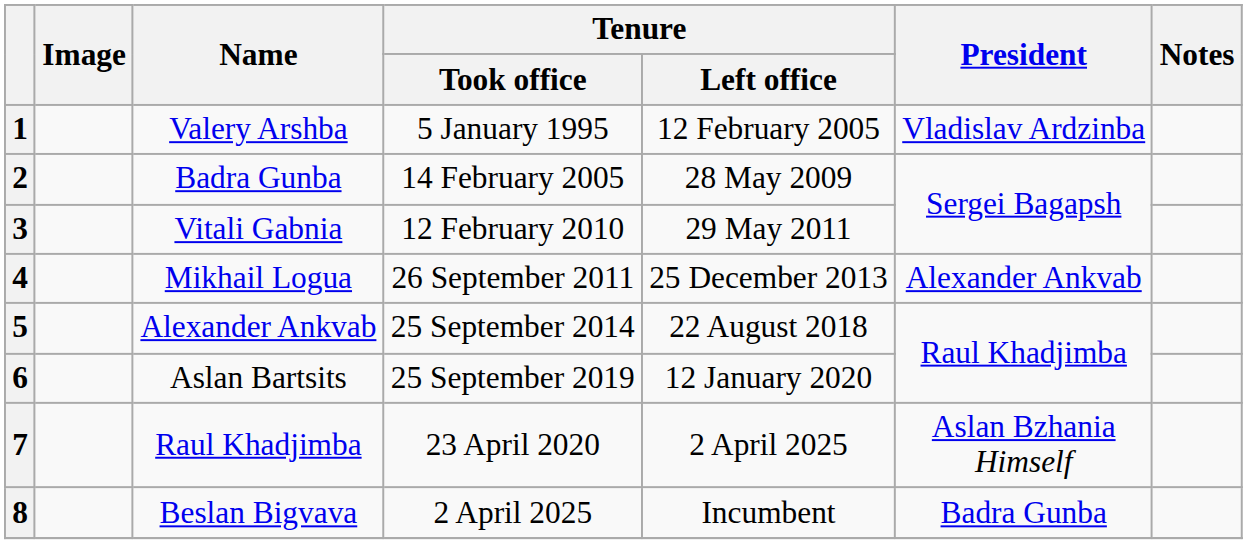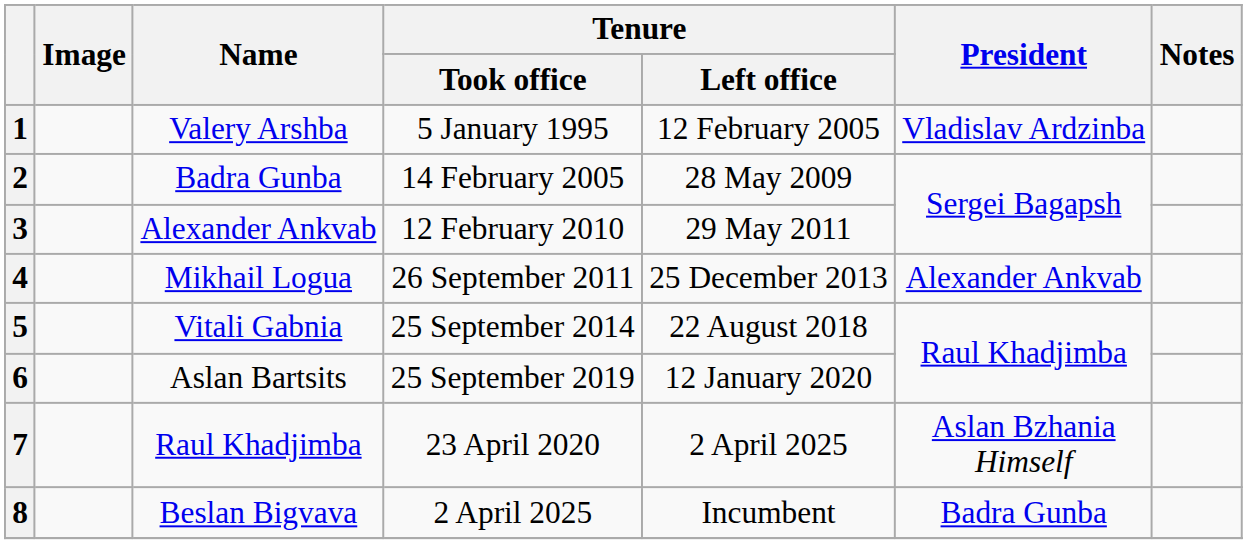(258, 228) Vitali Gabnia -> (258, 228) Alexander Ankvab
(258, 327) Alexander Ankvab -> (258, 327) Vitali Gabnia
